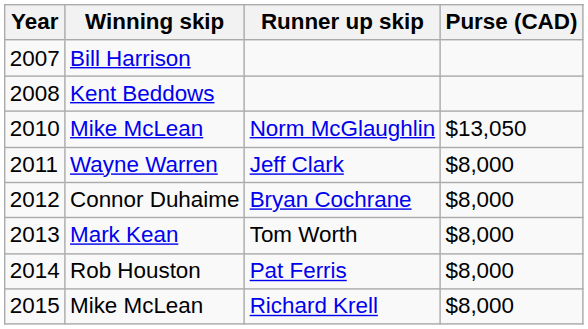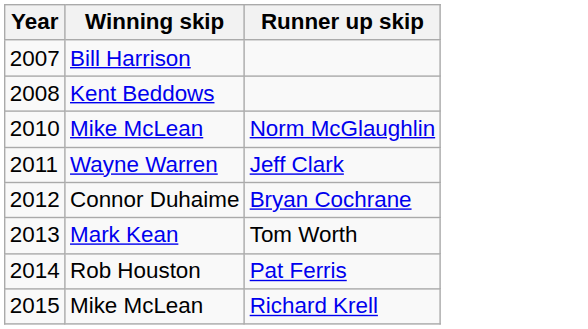- column: (511, 22)
